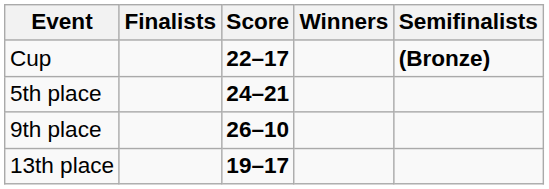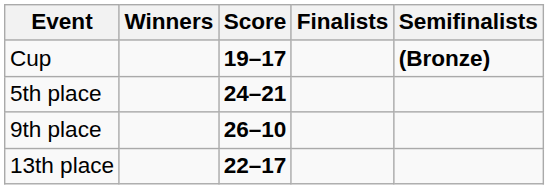columns swapped: (344, 22) <-> (170, 22)
(258, 58) 22–17 -> (255, 58) 19–17
(258, 165) 19–17 -> (255, 165) 22–17
